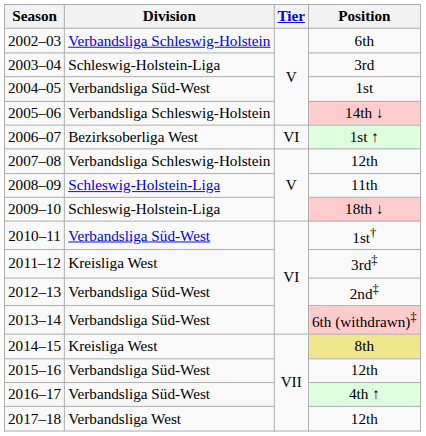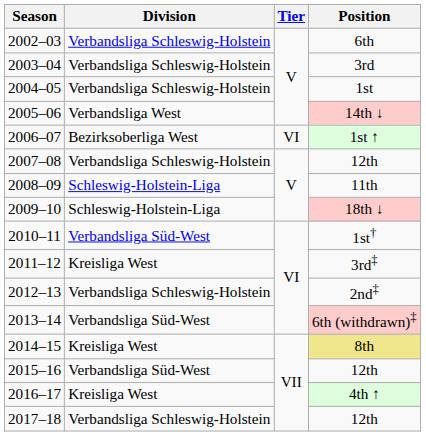(144, 64) Schleswig-Holstein-Liga -> (169, 64) Verbandsliga Schleswig-Holstein
(139, 88) Verbandsliga Süd-West -> (169, 88) Verbandsliga Schleswig-Holstein
(169, 112) Verbandsliga Schleswig-Holstein -> (125, 112) Verbandsliga West
(139, 291) Verbandsliga Süd-West -> (169, 291) Verbandsliga Schleswig-Holstein
(139, 394) Verbandsliga Süd-West -> (113, 394) Kreisliga West
(125, 418) Verbandsliga West -> (169, 418) Verbandsliga Schleswig-Holstein
